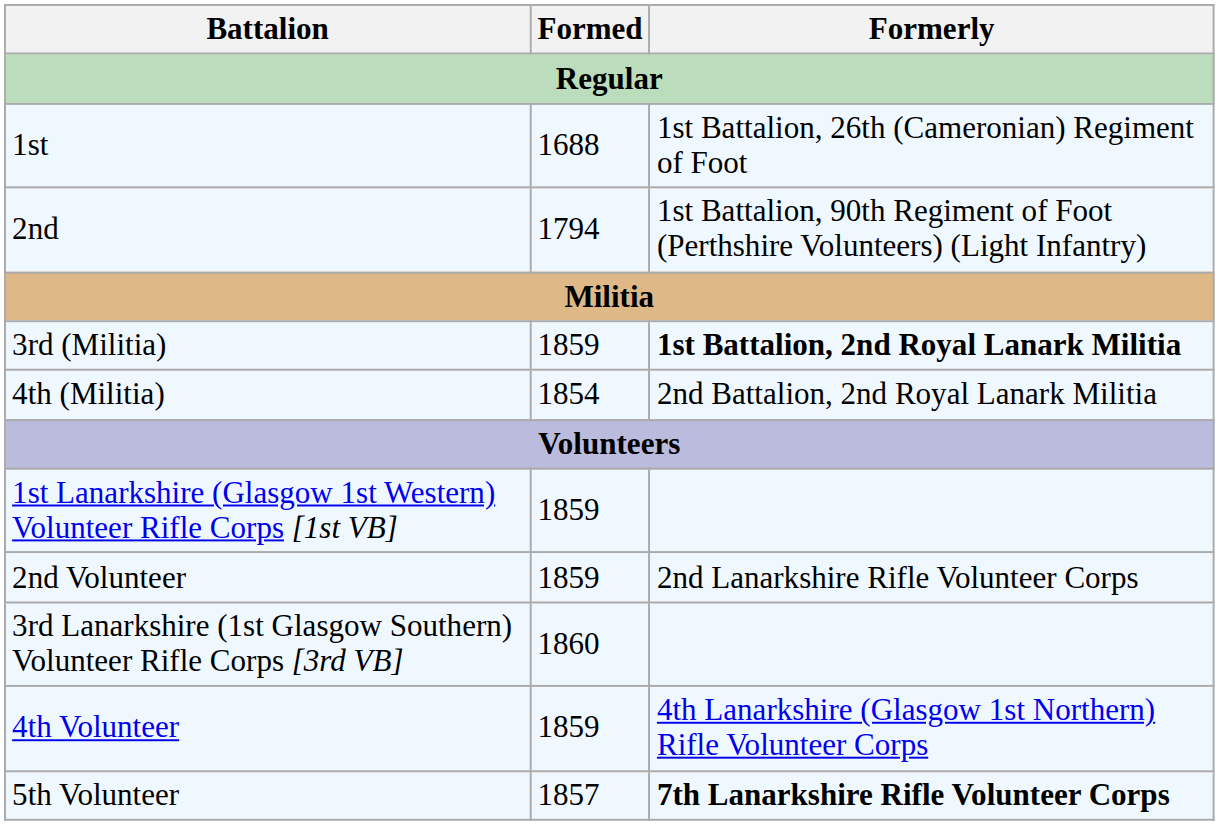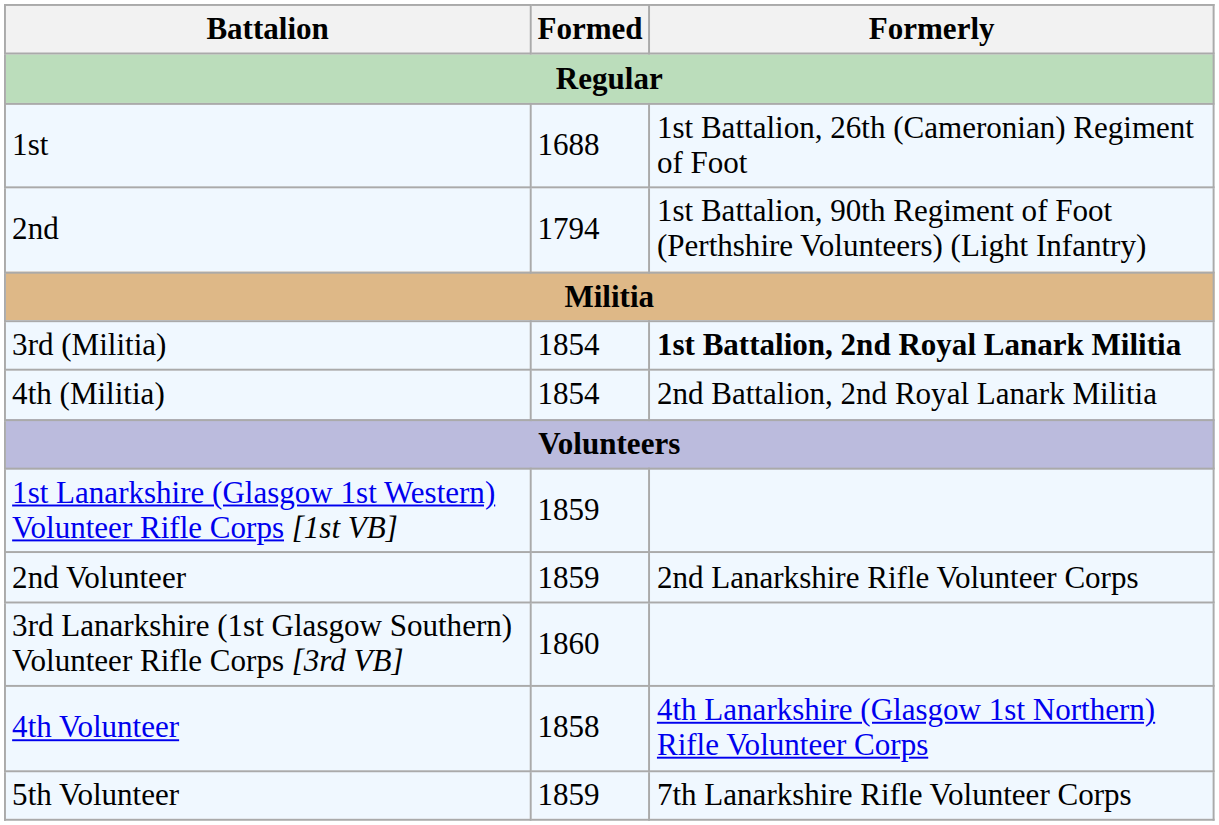(569, 345) 1859 -> (569, 345) 1854
(569, 727) 1859 -> (569, 727) 1858
(569, 794) 1857 -> (569, 794) 1859
(913, 794) bold -> (894, 794) normal
